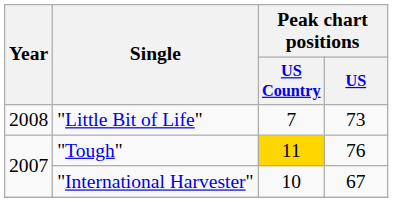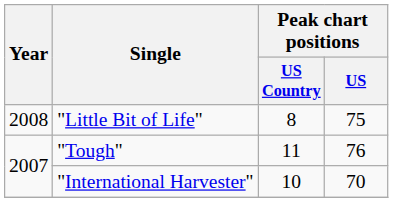(291, 119) 7 -> (291, 119) 8
(356, 119) 73 -> (356, 119) 75
(291, 150) gold background -> (291, 150) no background
(356, 181) 67 -> (356, 181) 70
